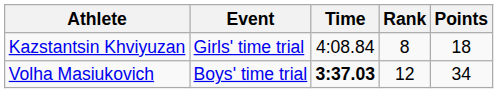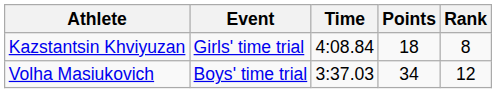columns swapped: (405, 19) <-> (461, 19)
(345, 74) bold -> (345, 74) normal
